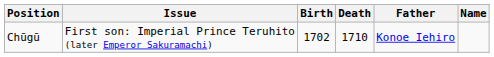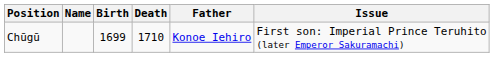columns swapped: (474, 13) <-> (180, 13)
(317, 37) 1702 -> (113, 37) 1699
